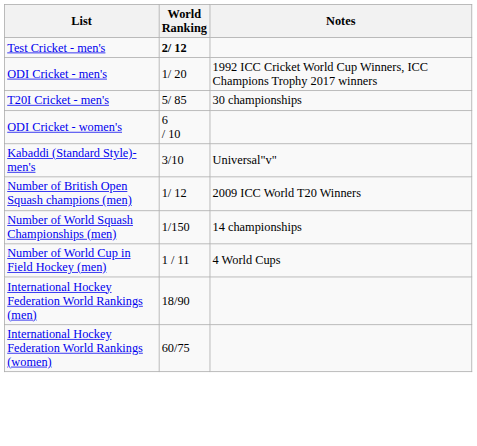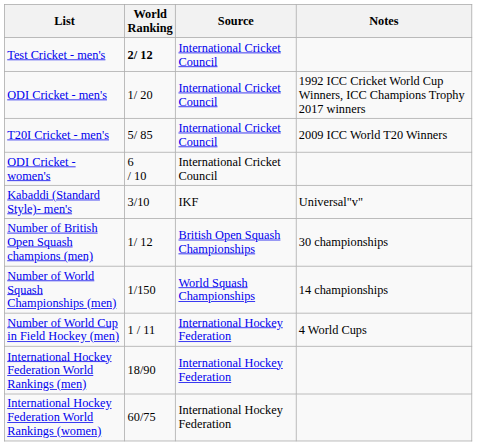+ column: (236, 21)
(257, 100) 30 championships -> (373, 135) 2009 ICC World T20 Winners
(287, 193) 2009 ICC World T20 Winners -> (343, 242) 30 championships
